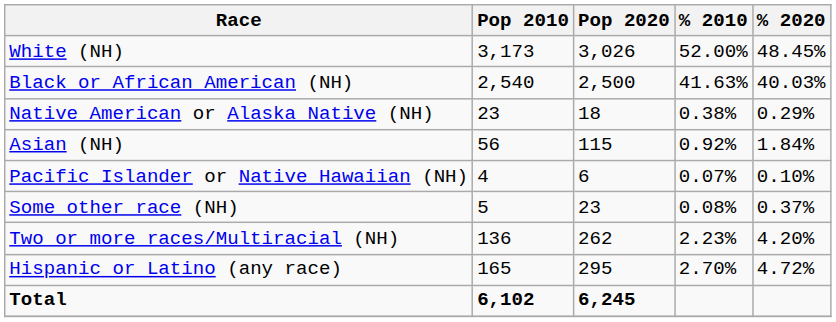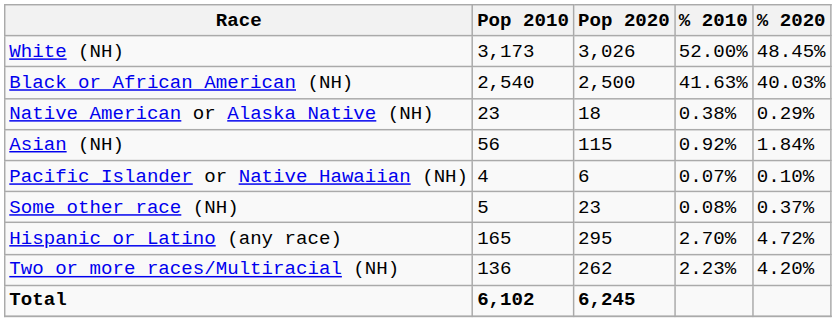rows swapped: (204, 238) <-> (176, 269)
